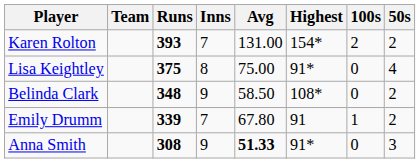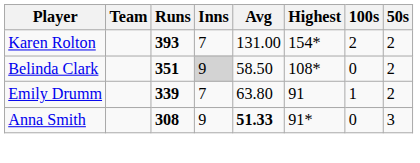- row: (56, 68)
(169, 94) 348 -> (167, 68) 351
(204, 94) no background -> (202, 68) lightgrey background
(256, 119) 67.80 -> (255, 94) 63.80
